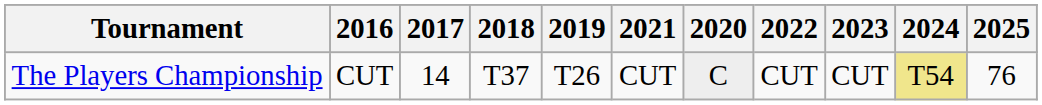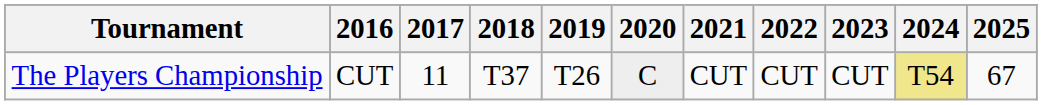columns swapped: (718, 28) <-> (648, 28)
(435, 75) 14 -> (435, 75) 11
(1001, 75) 76 -> (1001, 75) 67
